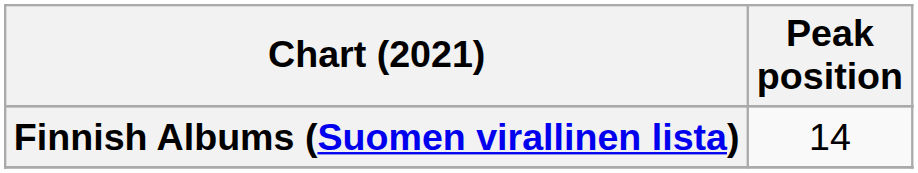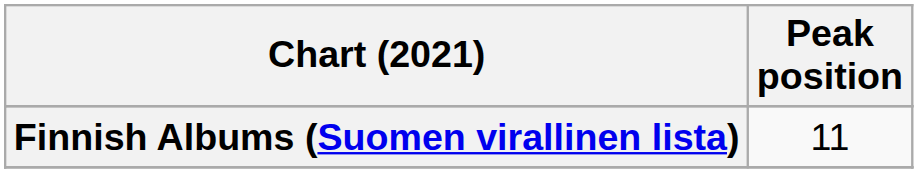(830, 136) 14 -> (830, 136) 11
